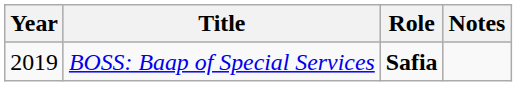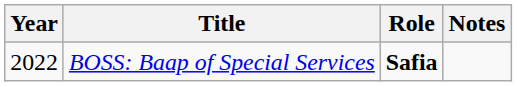(34, 61) 2019 -> (34, 61) 2022
